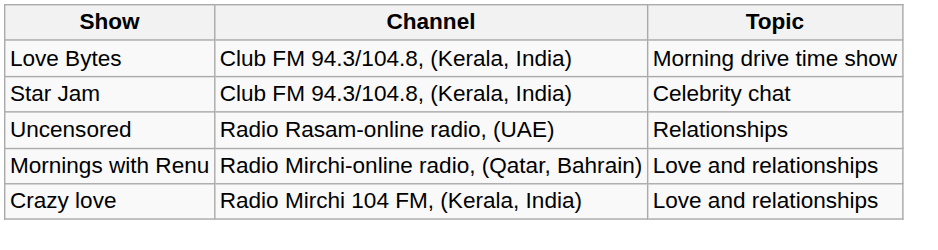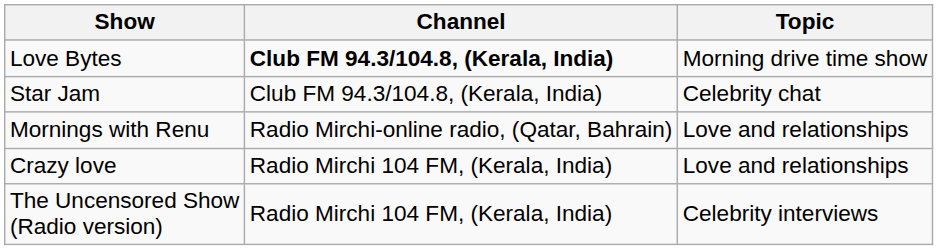(396, 58) normal -> (432, 58) bold
- row: (71, 129)
+ row: (125, 213)
